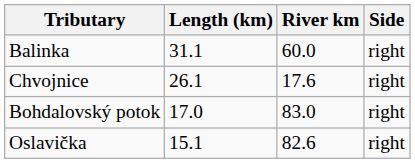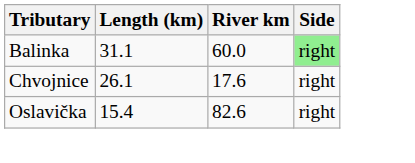(387, 50) no background -> (317, 50) lightgreen background
- row: (85, 111)
(186, 142) 15.1 -> (116, 111) 15.4
